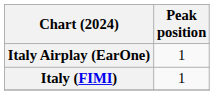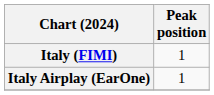rows swapped: (79, 78) <-> (79, 55)
